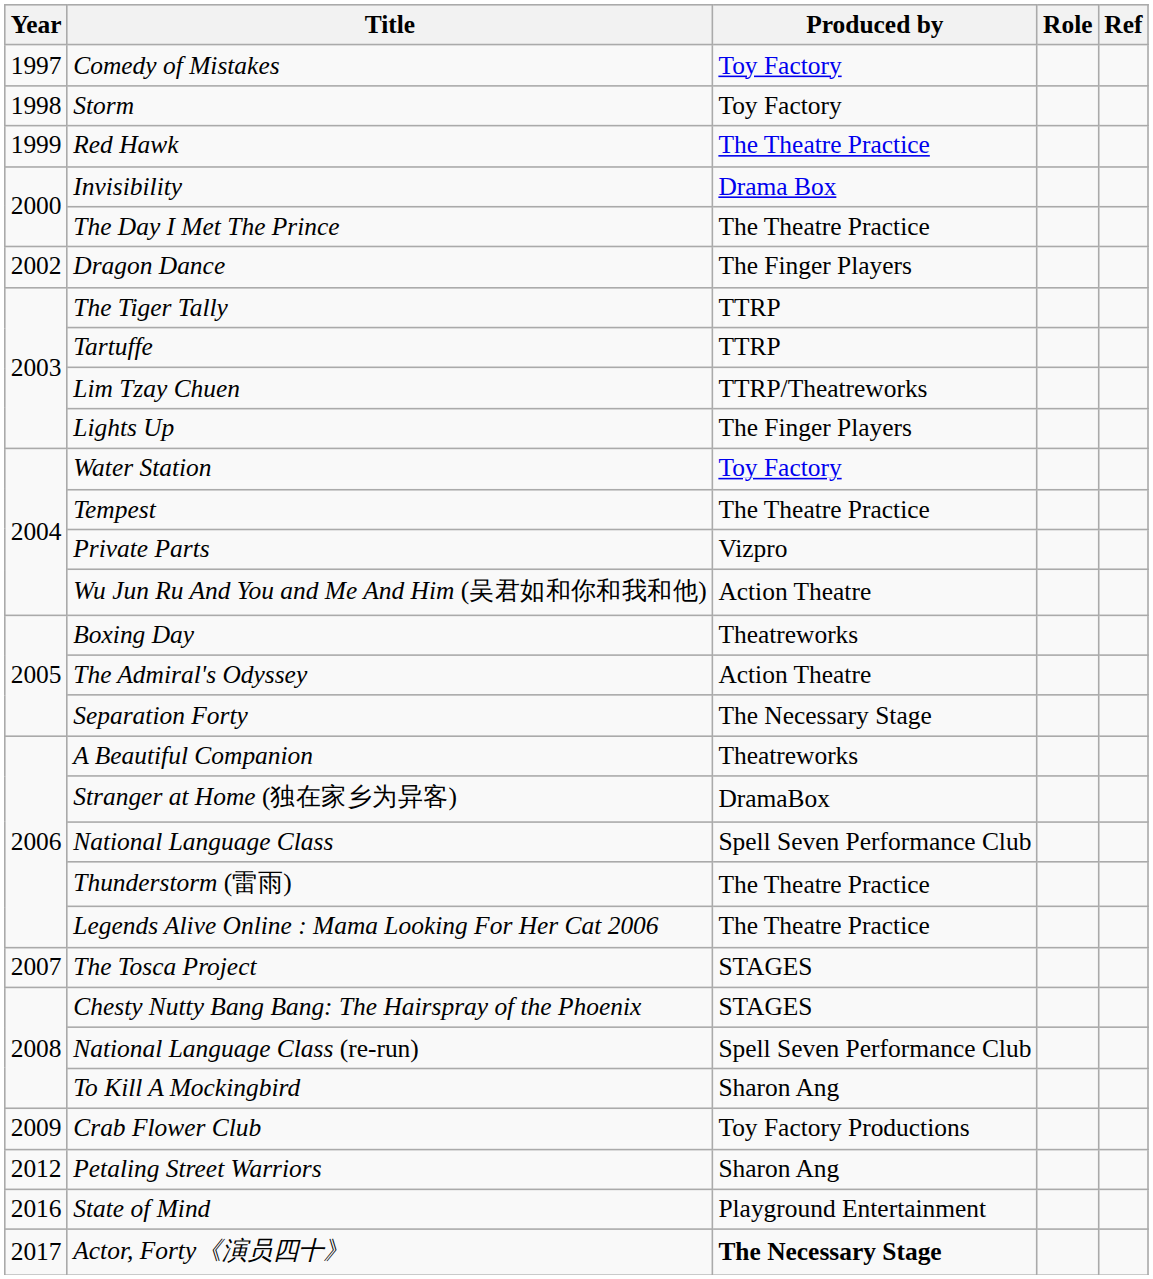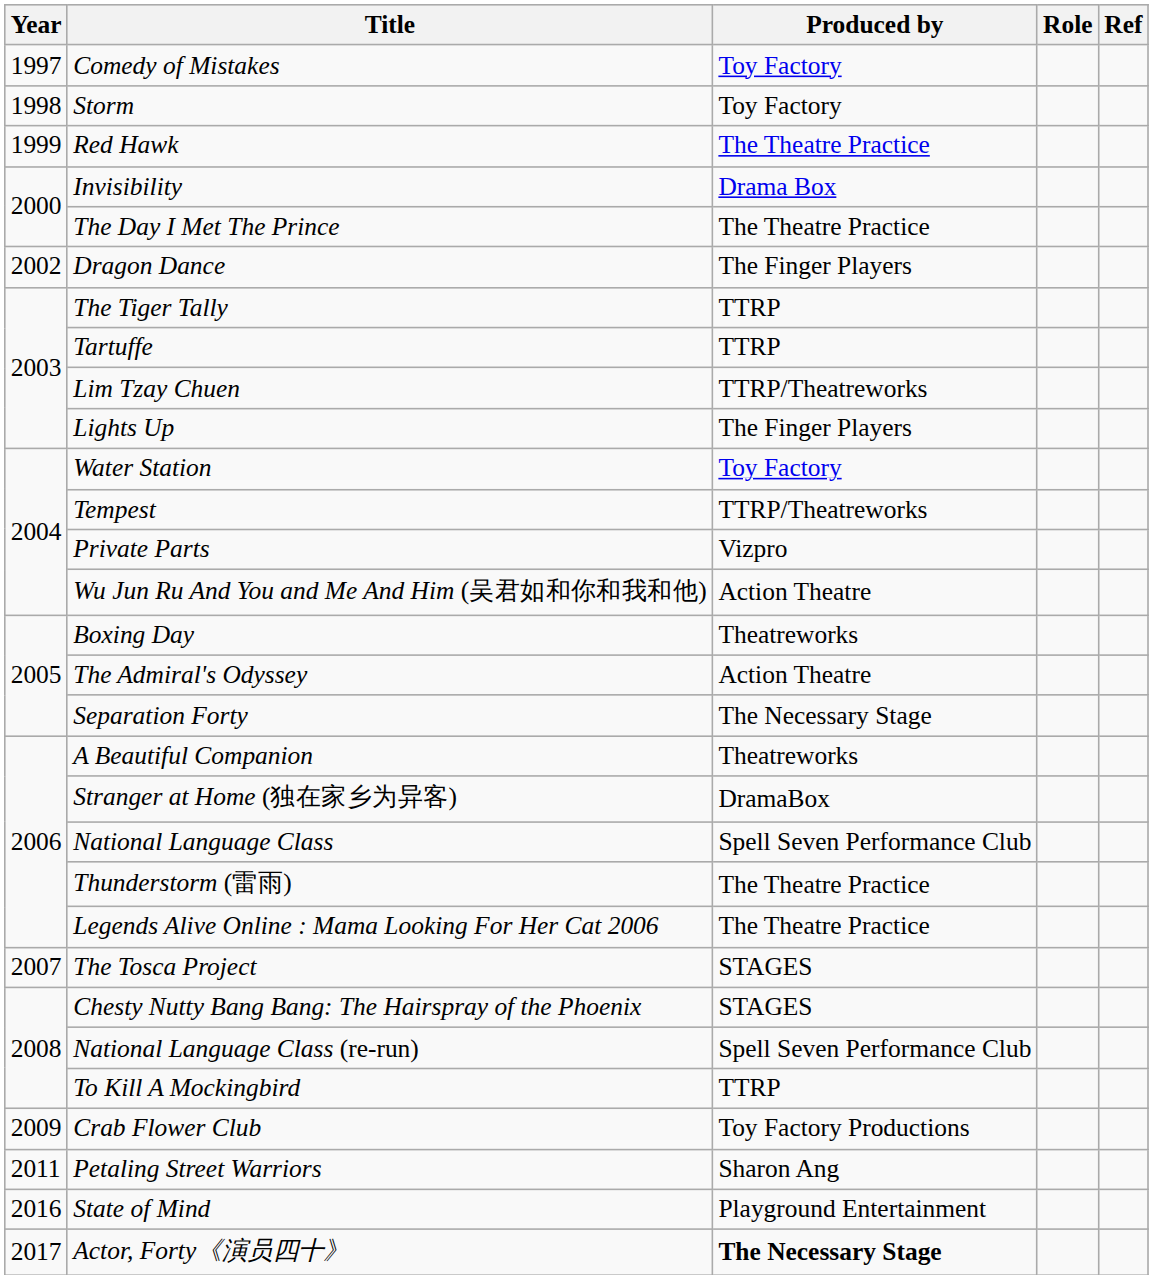(824, 508) The Theatre Practice -> (823, 508) TTRP/Theatreworks
(779, 1087) Sharon Ang -> (749, 1087) TTRP
(36, 1168) 2012 -> (36, 1168) 2011
